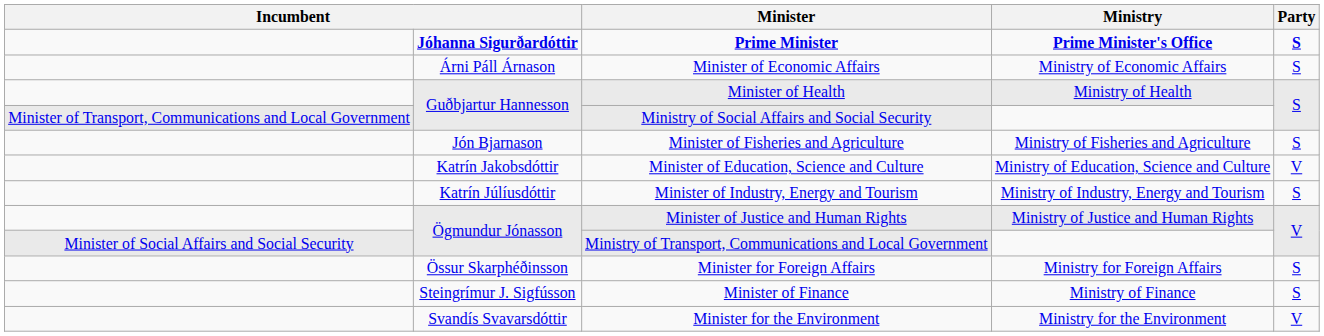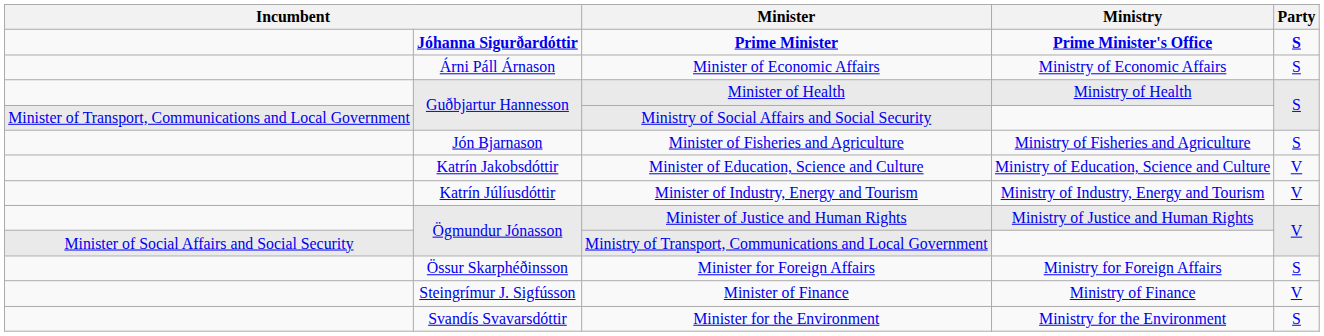(1296, 192) S -> (1296, 192) V
(1296, 293) S -> (1296, 293) V
(1296, 318) V -> (1296, 318) S
